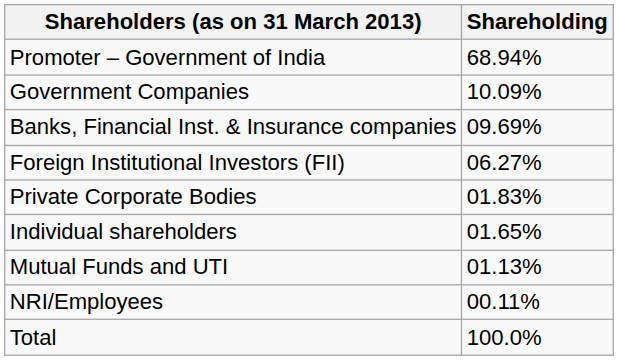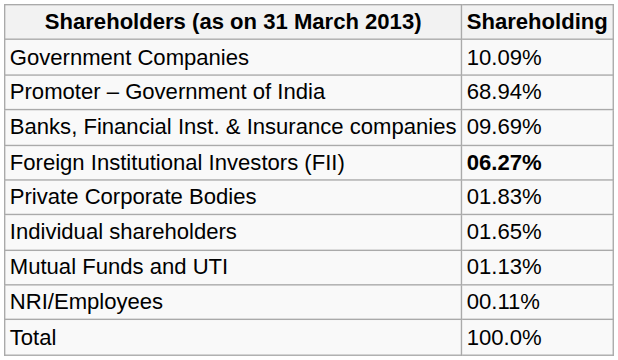rows swapped: (167, 57) <-> (129, 92)
(504, 162) normal -> (504, 162) bold
